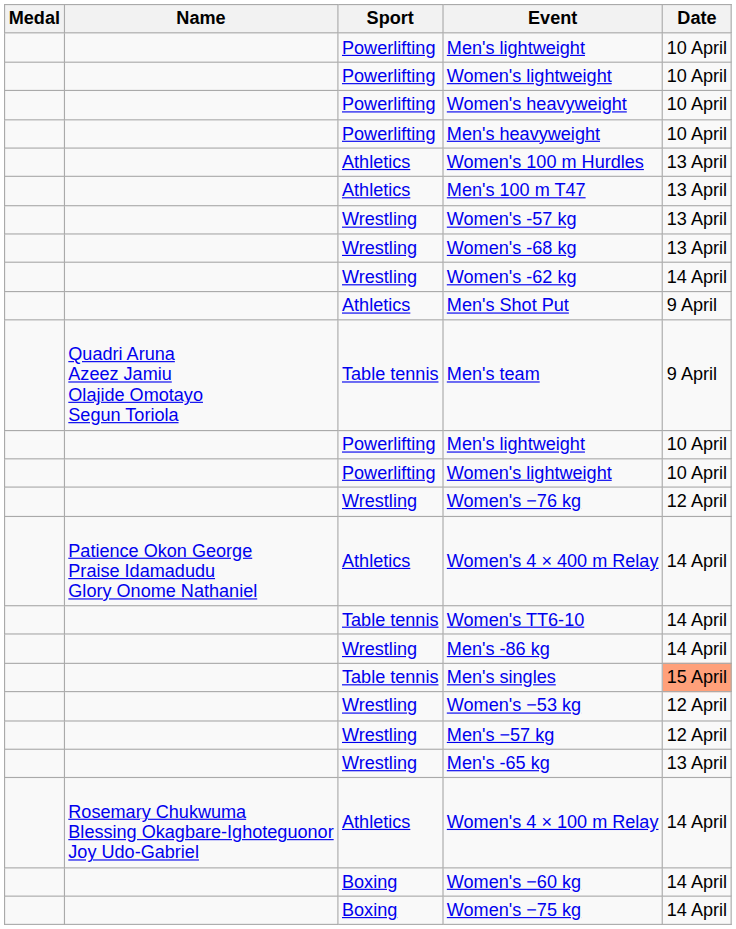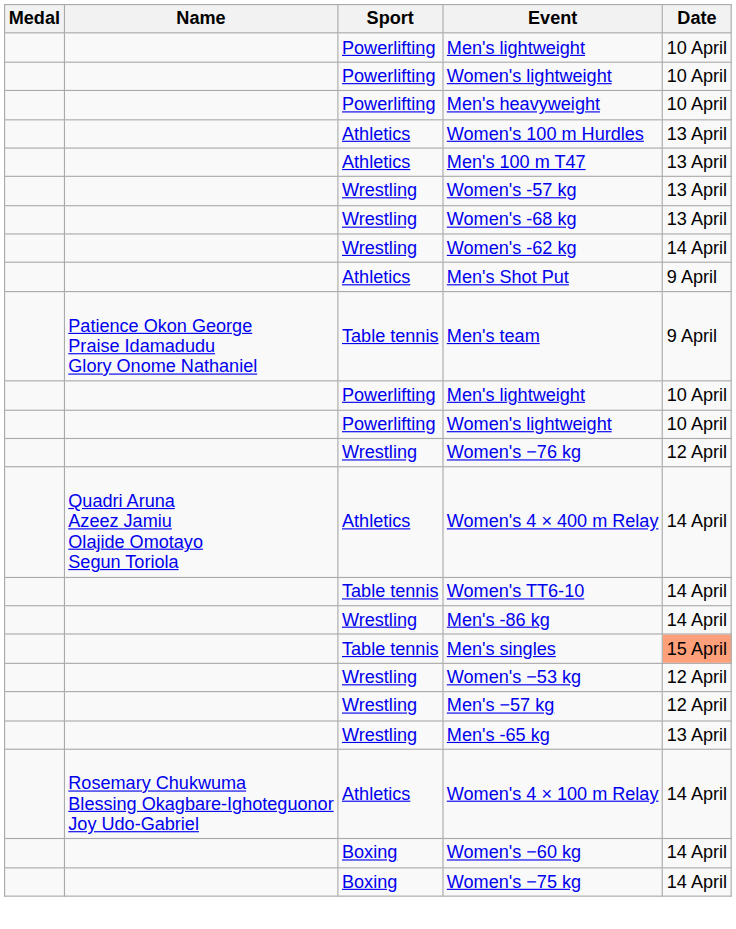- row: (389, 104)
(136, 385) Quadri Aruna Azeez Jamiu Olajide Omotayo Segun Toriola -> (163, 346) Patience Okon George Praise Idamadudu Glory Onome Nathaniel
(163, 570) Patience Okon George Praise Idamadudu Glory Onome Nathaniel -> (136, 532) Quadri Aruna Azeez Jamiu Olajide Omotayo Segun Toriola
